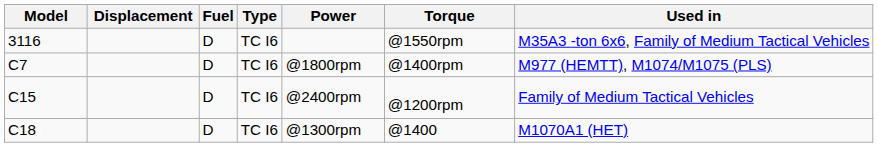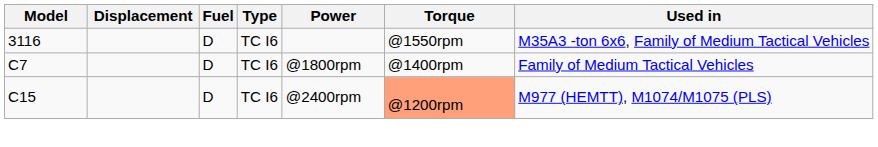(645, 64) M977 (HEMTT), M1074/M1075 (PLS) -> (636, 64) Family of Medium Tactical Vehicles
(425, 105) no background -> (425, 105) lightsalmon background
(636, 97) Family of Medium Tactical Vehicles -> (645, 97) M977 (HEMTT), M1074/M1075 (PLS)
- row: (22, 130)
